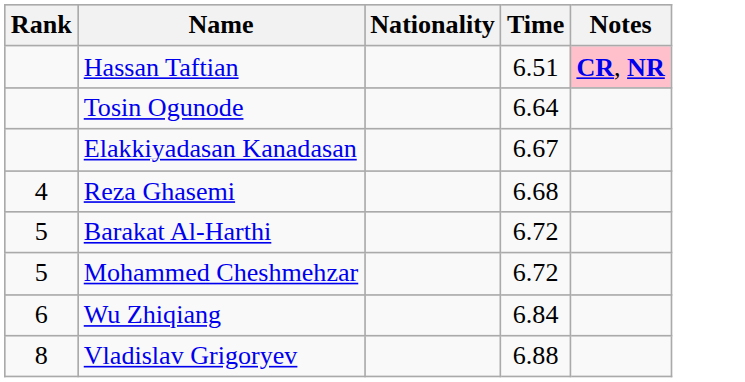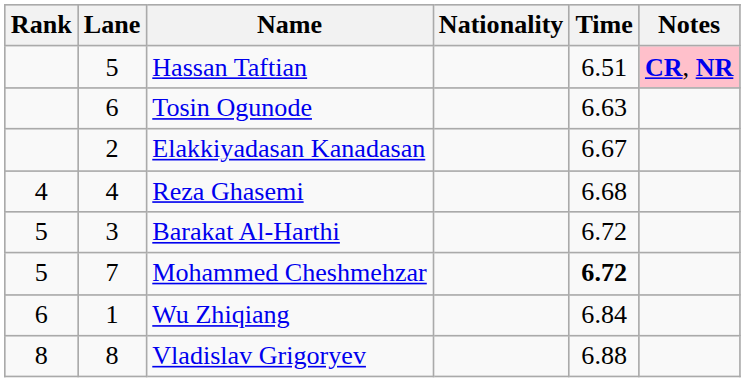+ column: (112, 25)
(536, 107) 6.64 -> (604, 107) 6.63
(536, 273) normal -> (604, 273) bold
